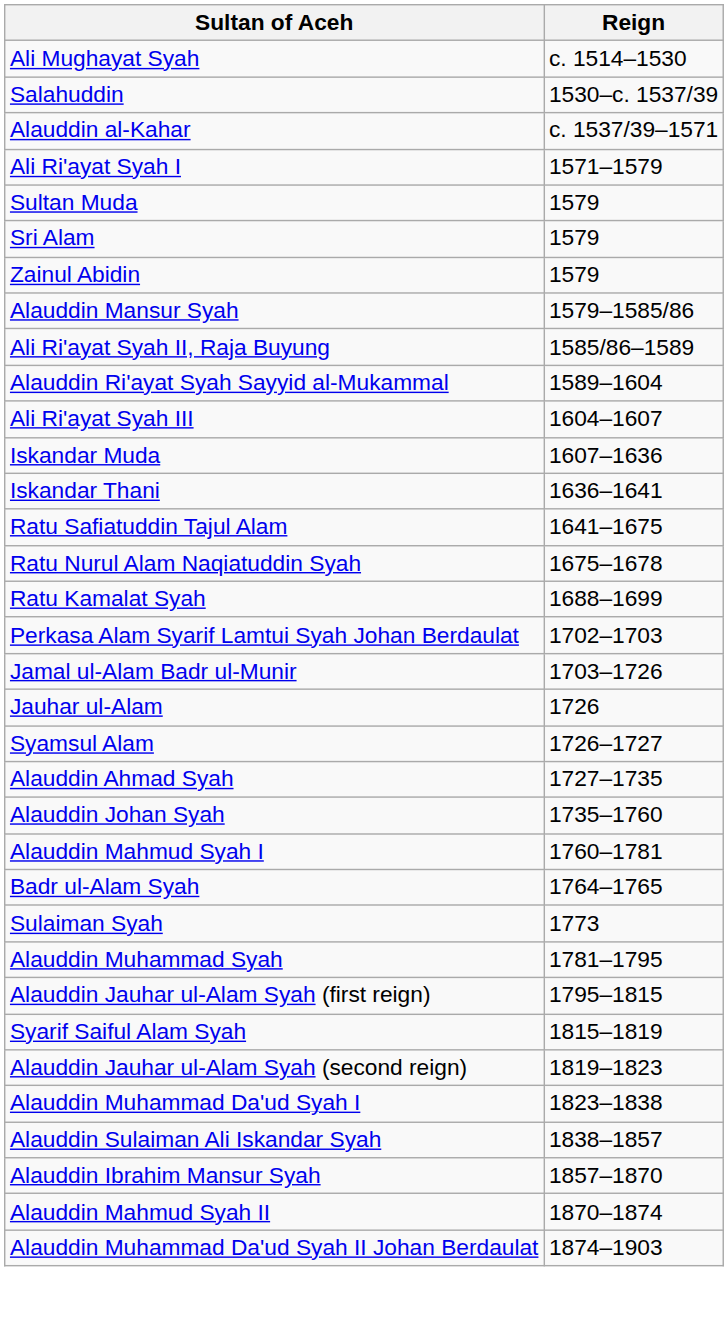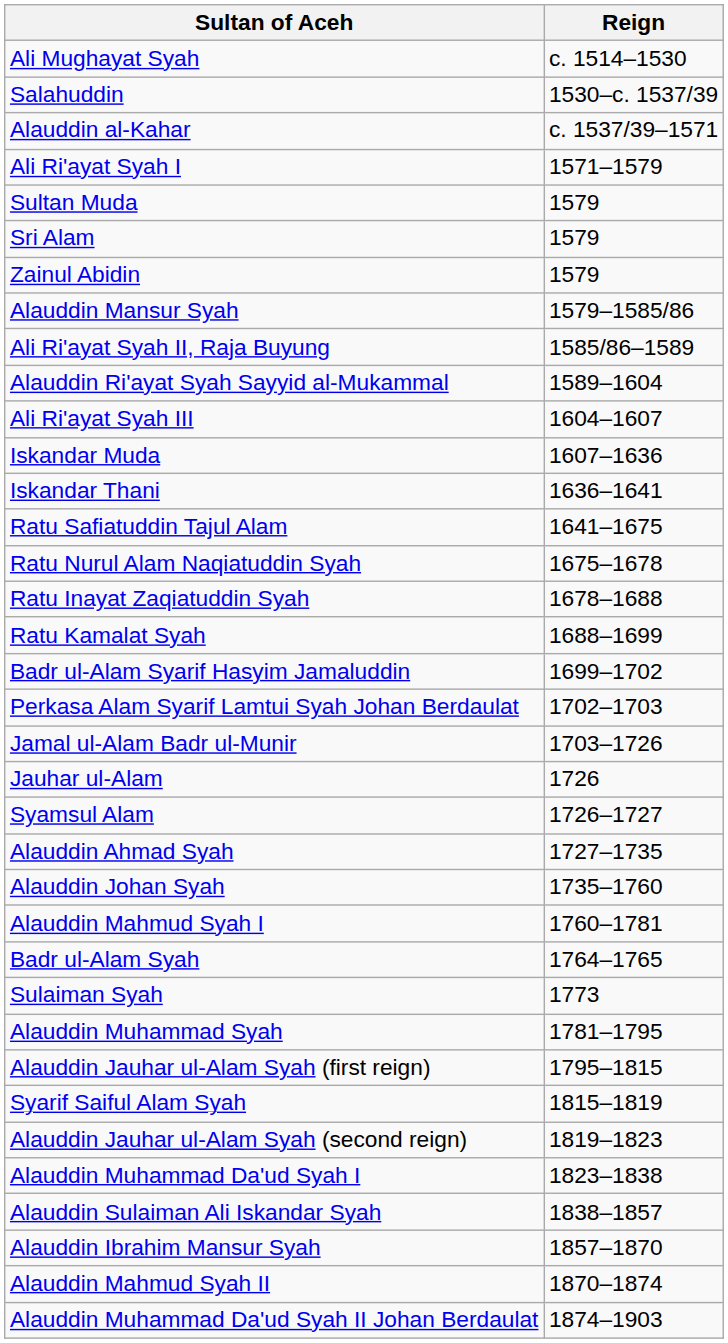+ row: (160, 599)
+ row: (210, 671)
